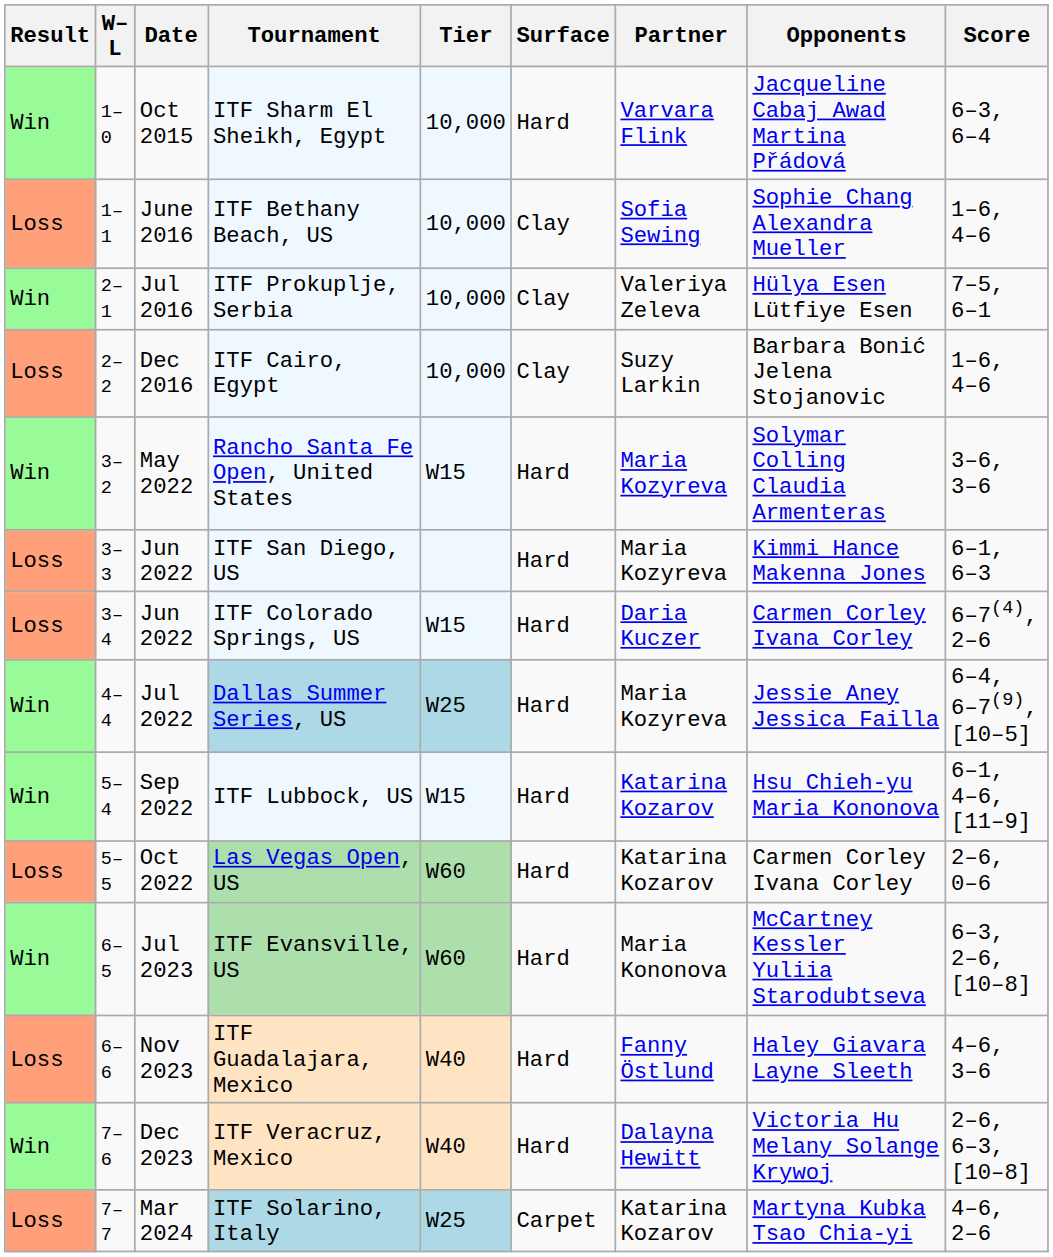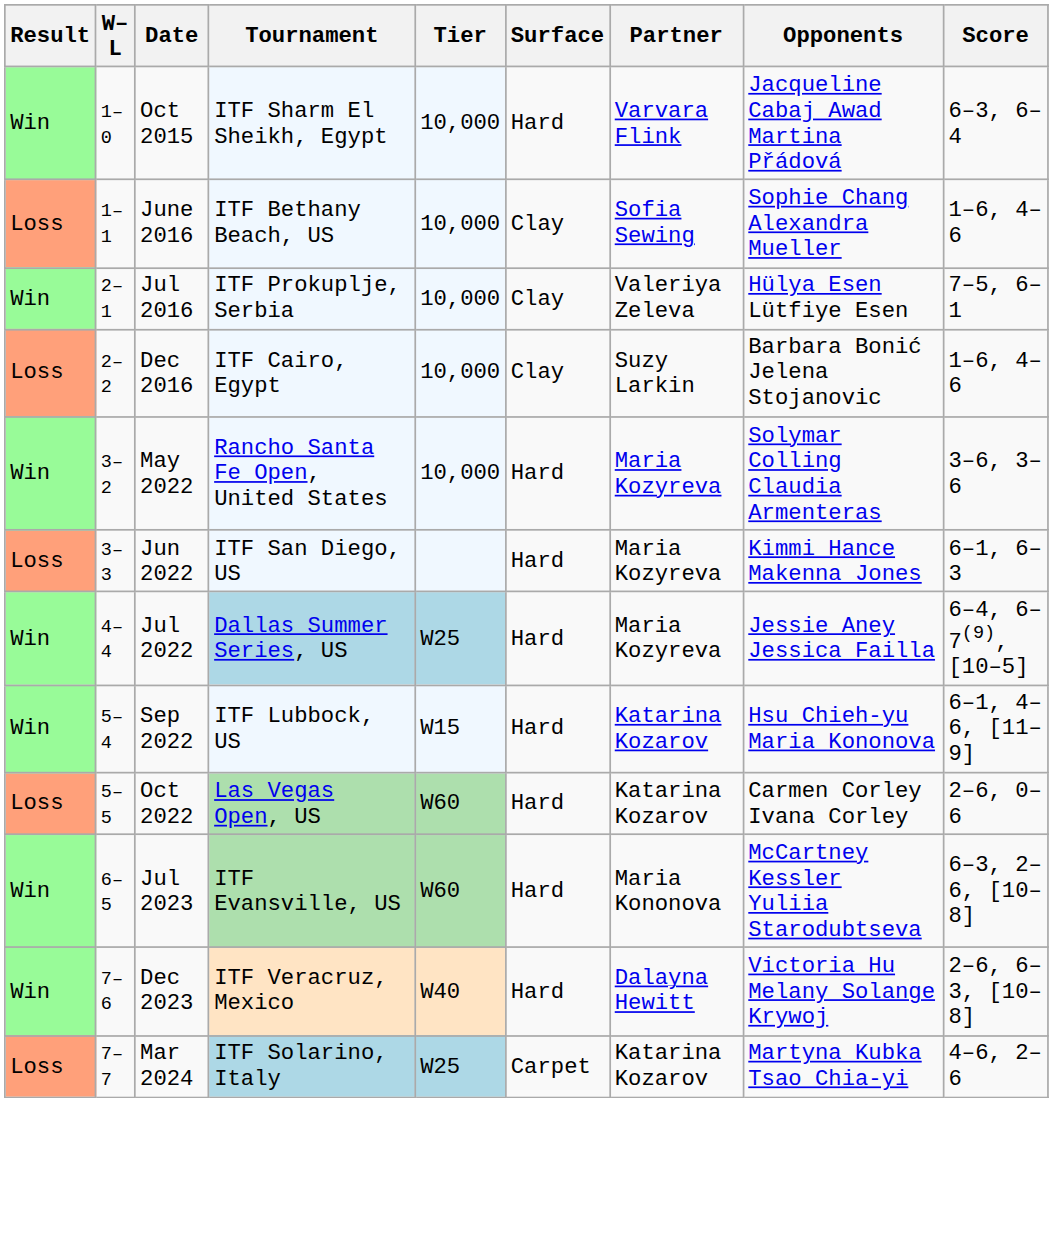(446, 473) W15 -> (460, 473) 10,000
- row: (293, 626)
- row: (293, 1059)
